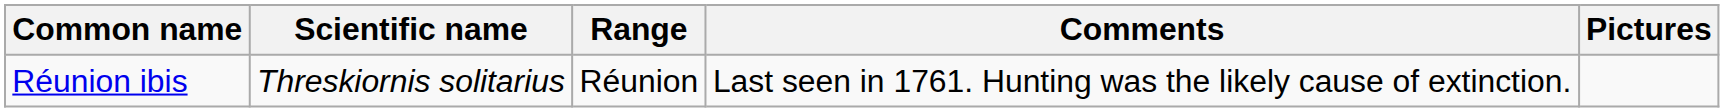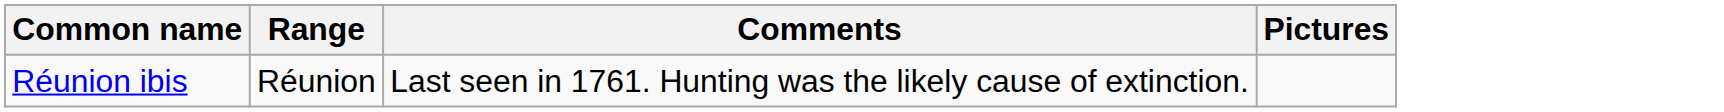- column: (411, 29)
